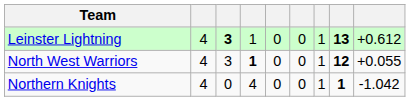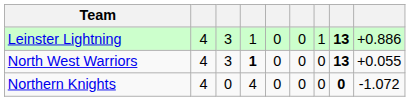(228, 38) bold -> (228, 38) normal
(379, 38) +0.612 -> (379, 38) +0.886
(322, 61) 1 -> (322, 61) 0
(341, 61) 12 -> (341, 61) 13
(322, 84) 1 -> (322, 84) 0
(341, 84) 1 -> (341, 84) 0
(379, 84) -1.042 -> (379, 84) -1.072
